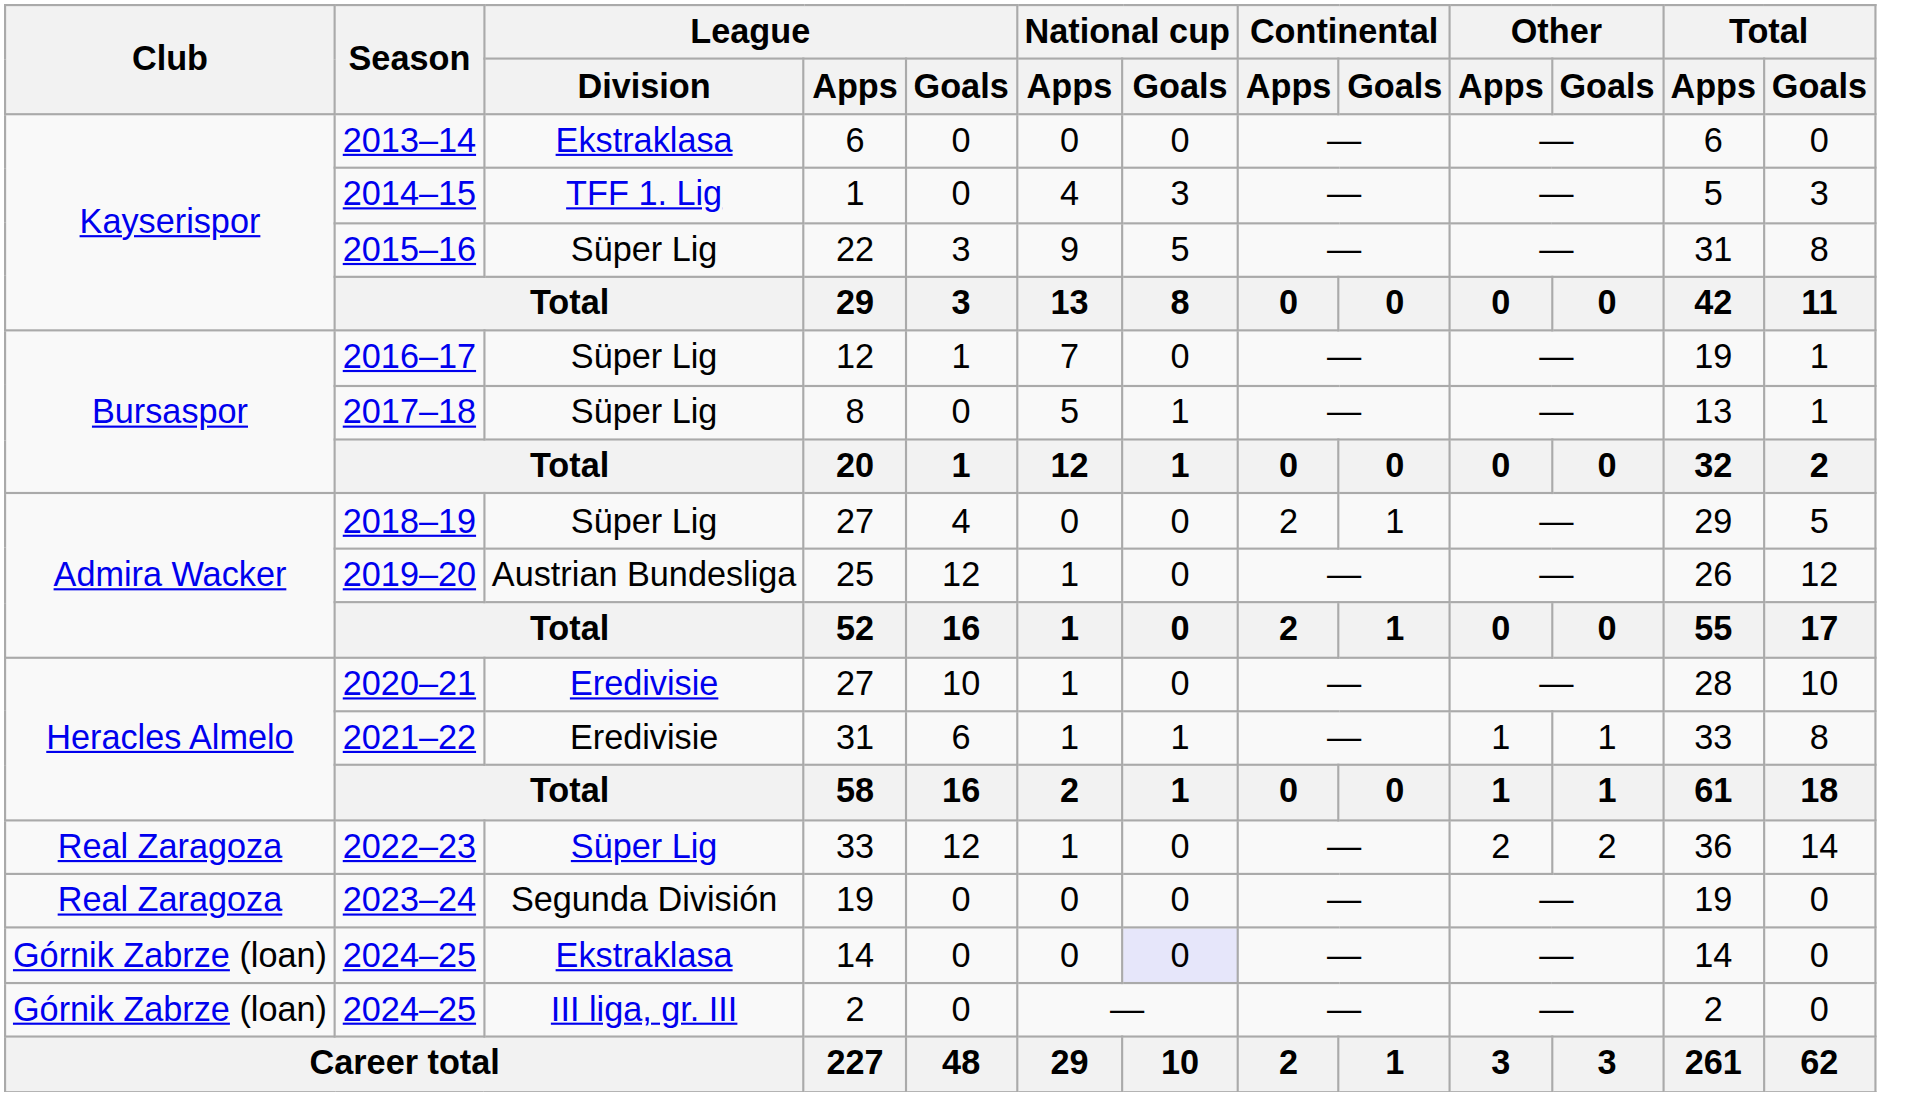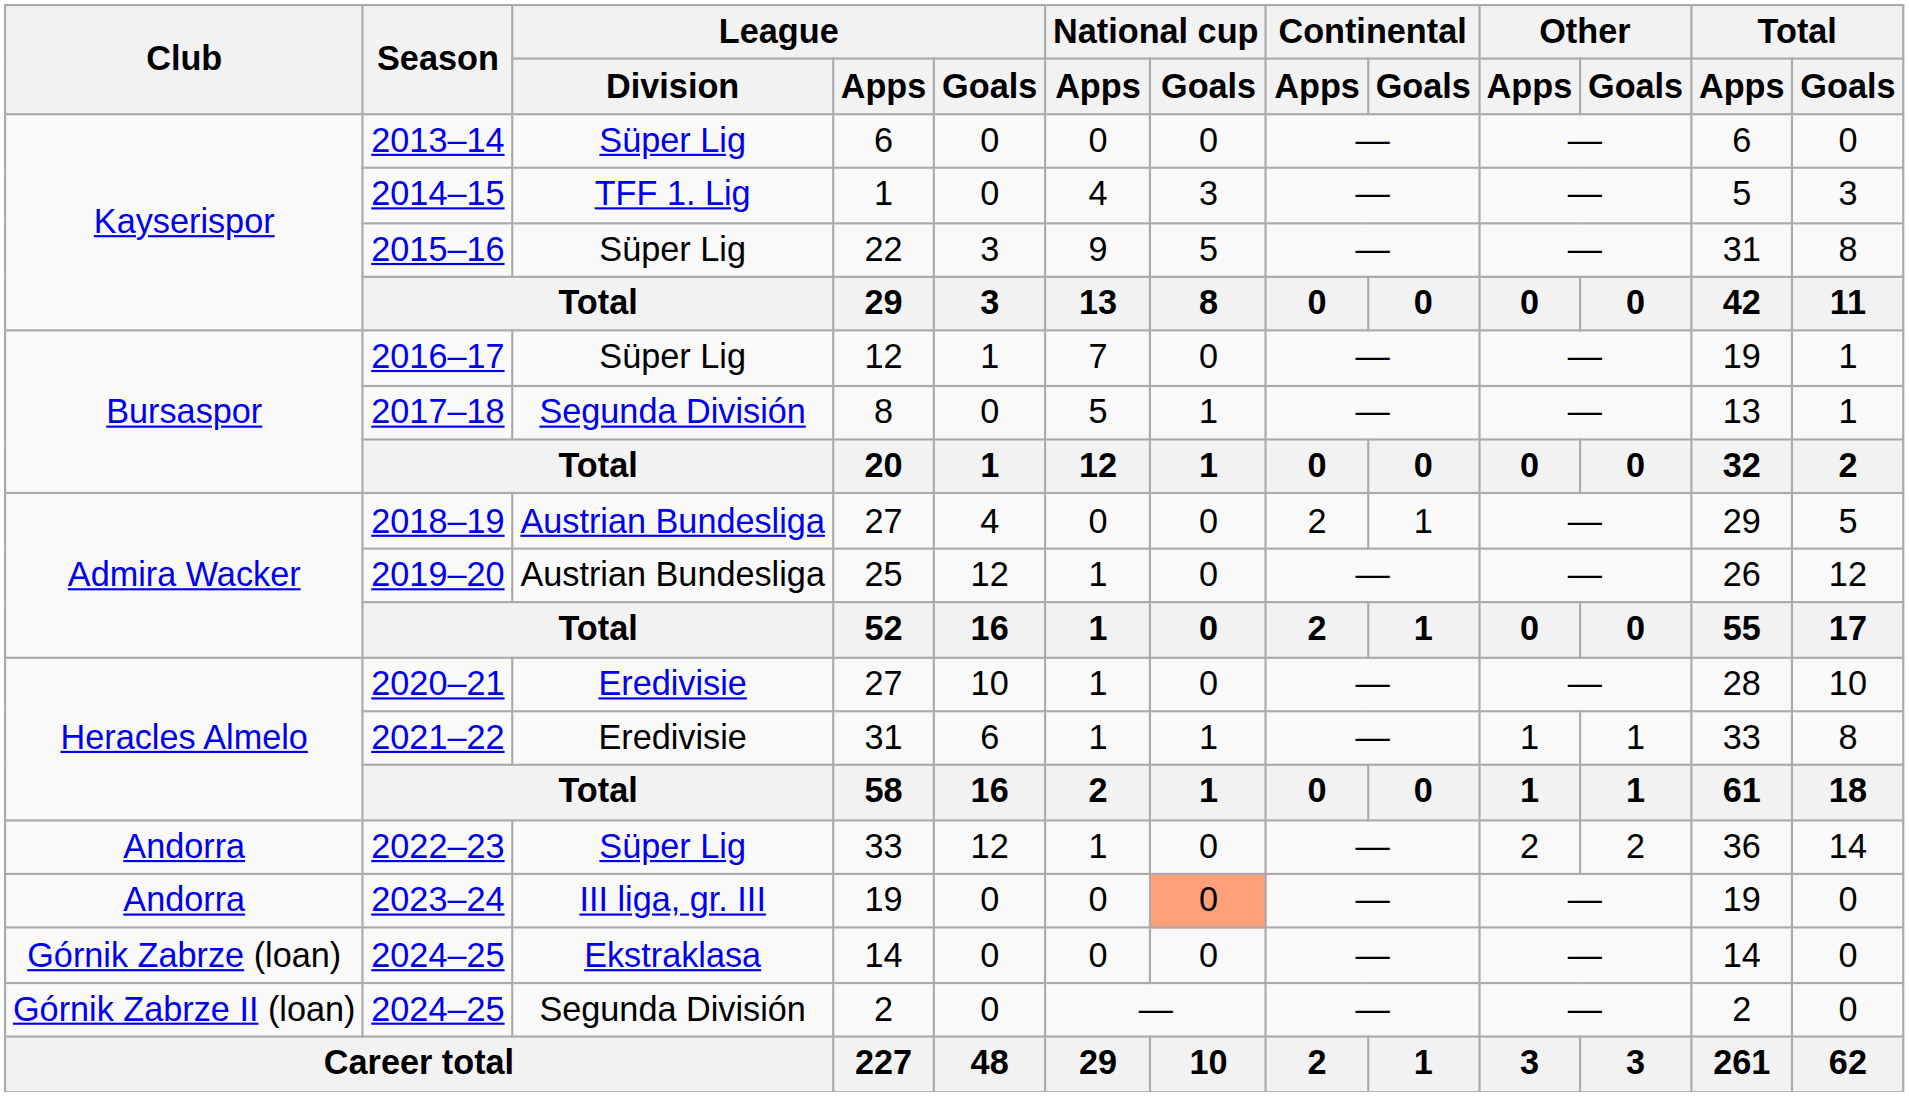(644, 140) Ekstraklasa -> (673, 140) Süper Lig
(644, 411) Süper Lig -> (673, 411) Segunda División
(644, 520) Süper Lig -> (673, 520) Austrian Bundesliga
(170, 846) Real Zaragoza -> (184, 846) Andorra
(170, 900) Real Zaragoza -> (184, 900) Andorra
(644, 900) Segunda División -> (673, 900) III liga, gr. III
(1180, 900) no background -> (1209, 900) lightsalmon background
(1180, 954) lavender background -> (1209, 954) no background
(170, 1009) Górnik Zabrze (loan) -> (184, 1009) Górnik Zabrze II (loan)
(644, 1009) III liga, gr. III -> (673, 1009) Segunda División
